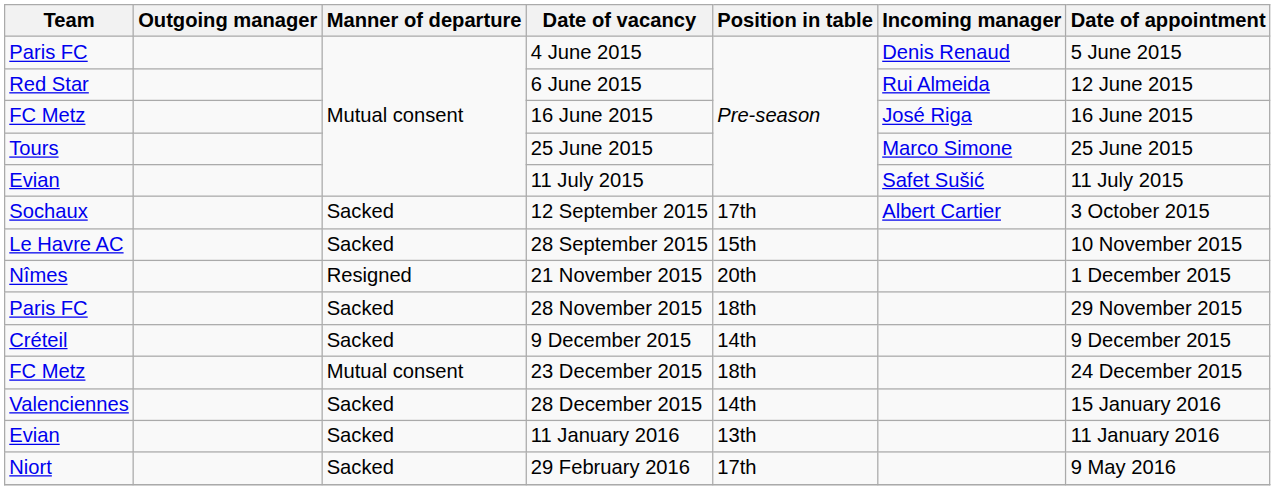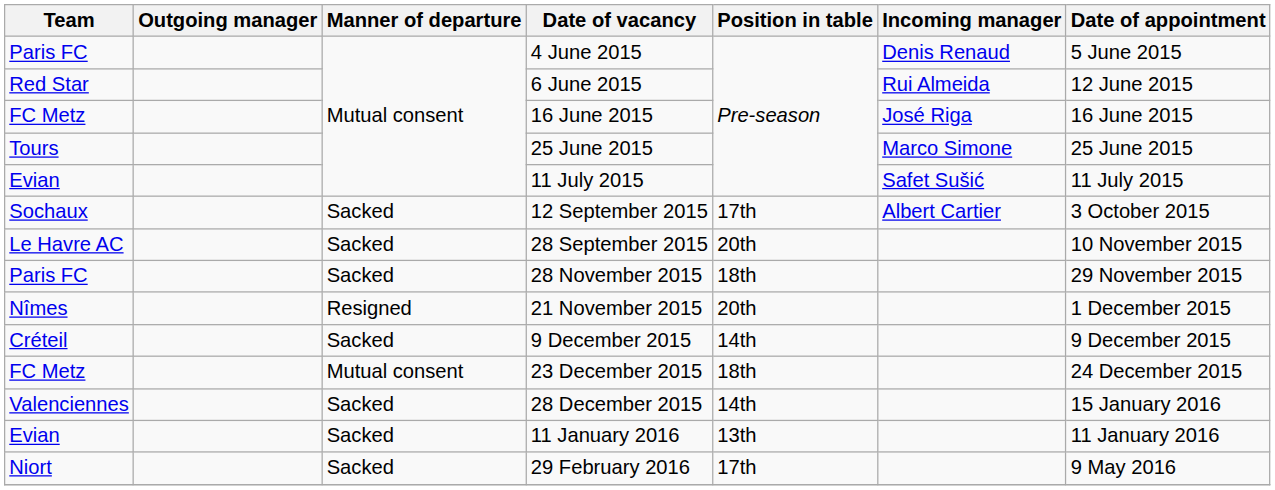(737, 244) 15th -> (737, 244) 20th
rows swapped: (617, 276) <-> (617, 308)
